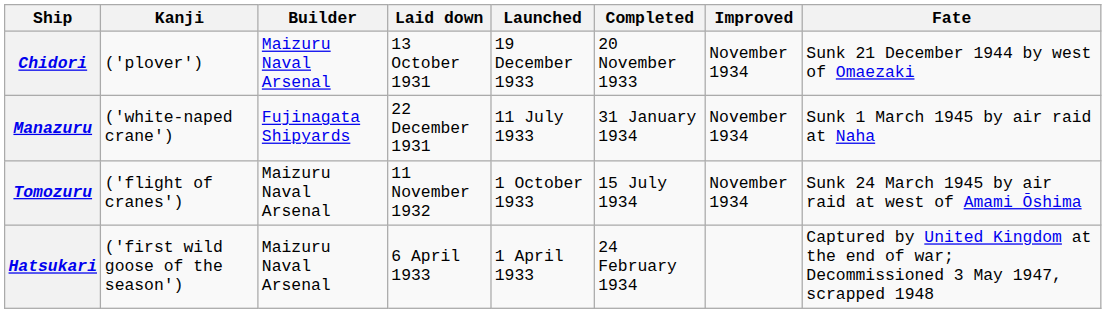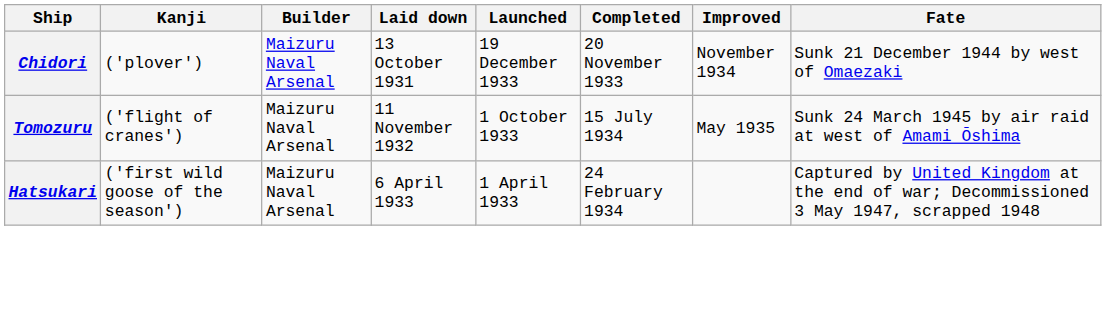- row: (53, 128)
(749, 193) November 1934 -> (736, 128) May 1935
